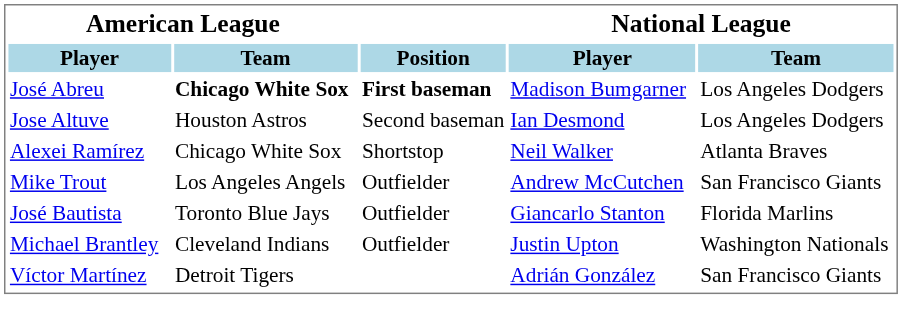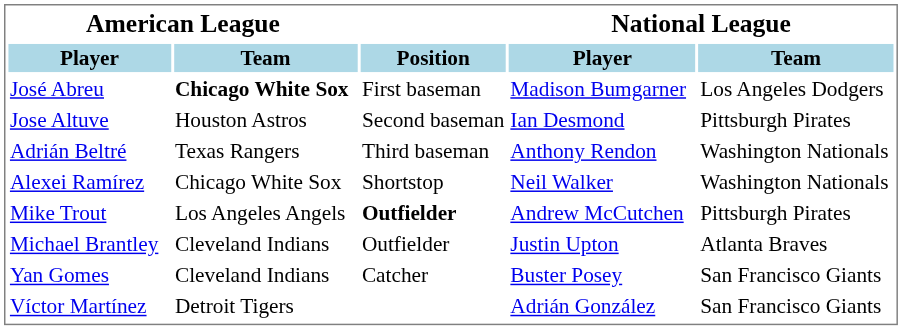(427, 88) bold -> (421, 88) normal
(792, 119) Los Angeles Dodgers -> (775, 119) Pittsburgh Pirates
+ row: (68, 151)
(764, 151) Atlanta Braves -> (794, 182) Washington Nationals
(406, 182) normal -> (409, 213) bold
(796, 182) San Francisco Giants -> (775, 213) Pittsburgh Pirates
- row: (66, 213)
(794, 244) Washington Nationals -> (764, 244) Atlanta Braves
+ row: (59, 275)
